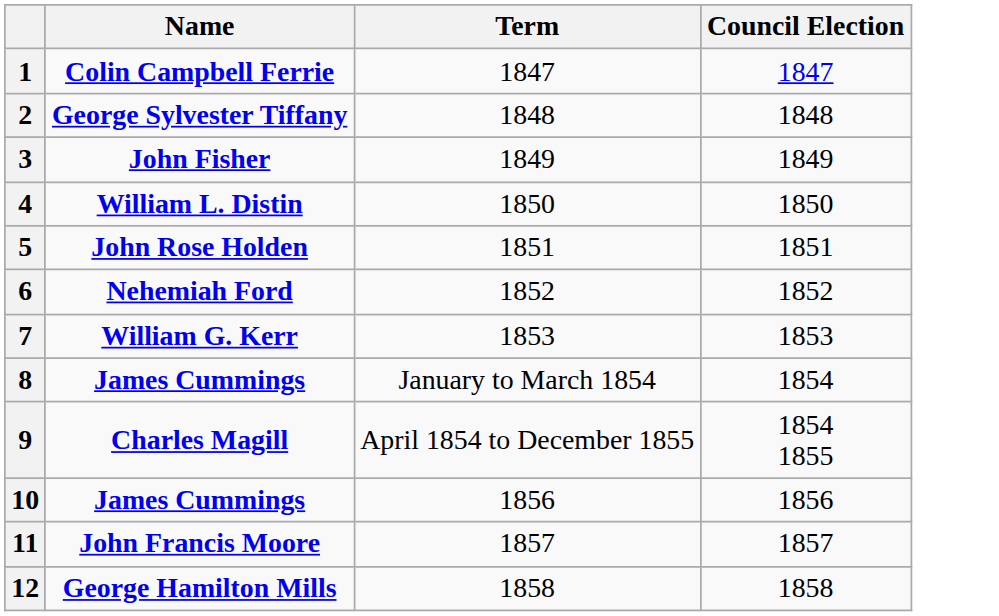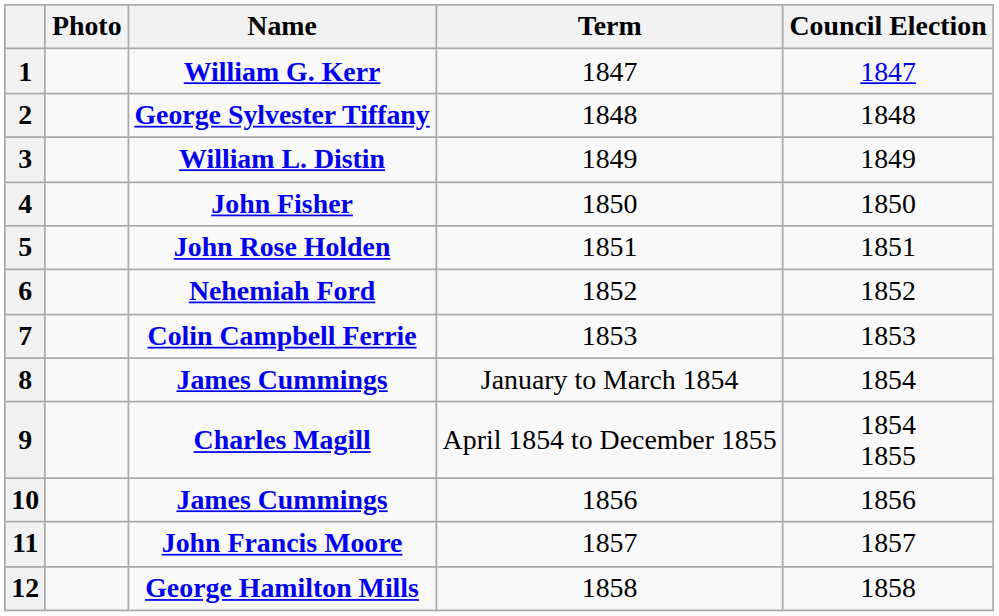+ column: (87, 26)
(200, 70) Colin Campbell Ferrie -> (282, 70) William G. Kerr
(200, 159) John Fisher -> (282, 159) William L. Distin
(200, 203) William L. Distin -> (282, 203) John Fisher
(200, 335) William G. Kerr -> (282, 335) Colin Campbell Ferrie
